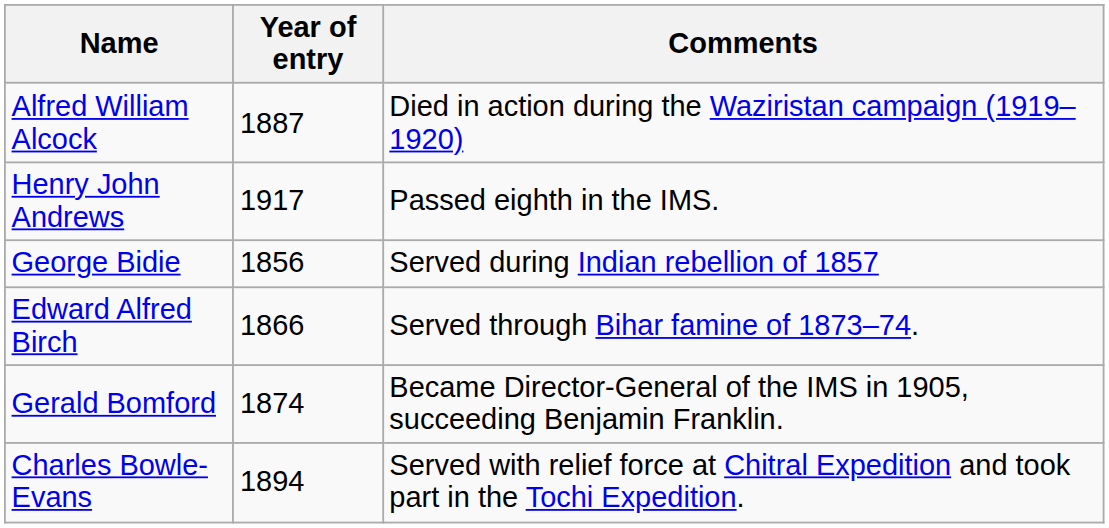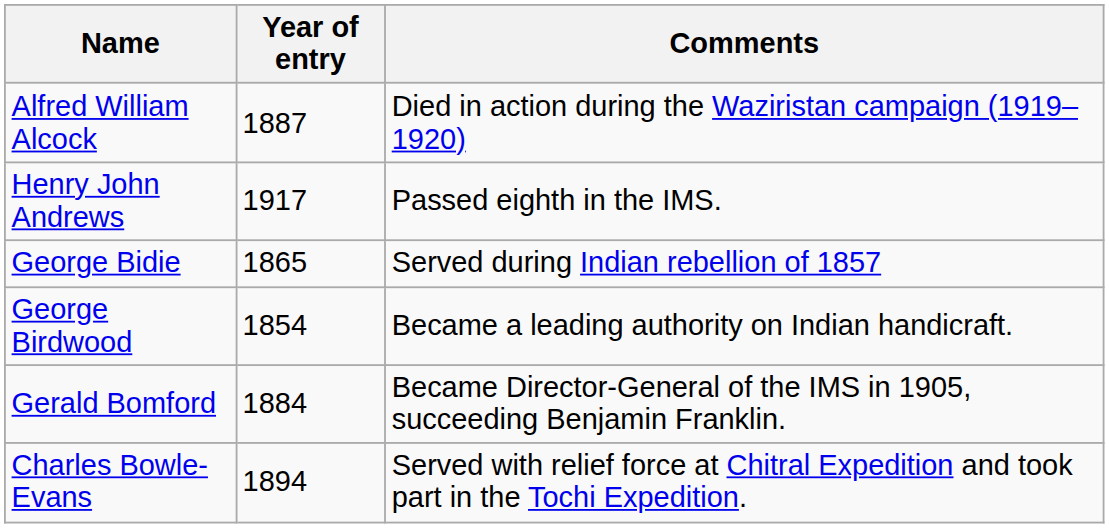(272, 262) 1856 -> (275, 262) 1865
- row: (102, 325)
+ row: (72, 325)
(272, 403) 1874 -> (275, 403) 1884
